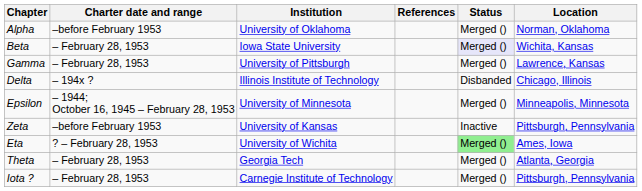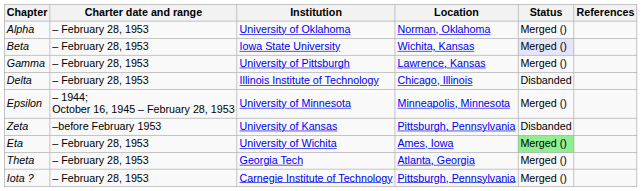columns swapped: (575, 13) <-> (426, 13)
(107, 30) –before February 1953 -> (101, 30) – February 28, 1953
(73, 81) – 194x ? -> (101, 81) – February 28, 1953
(479, 127) Inactive -> (546, 127) Disbanded
(105, 144) ? – February 28, 1953 -> (101, 144) – February 28, 1953
